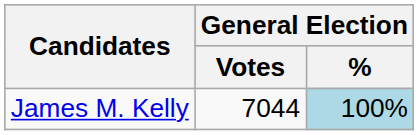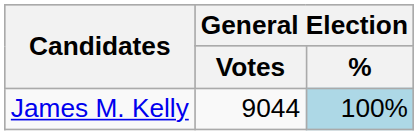(271, 108) 7044 -> (271, 108) 9044
